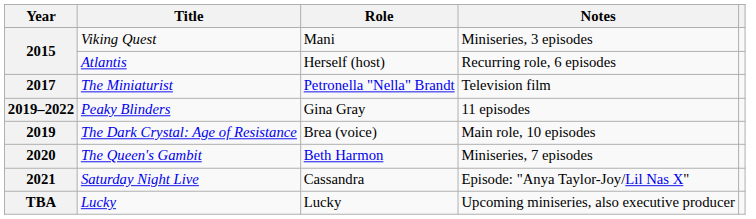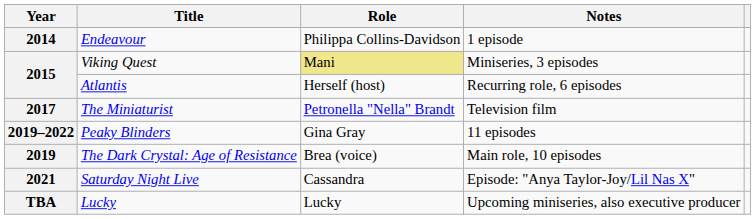+ row: (113, 39)
(319, 39) no background -> (319, 62) khaki background
- row: (141, 156)
